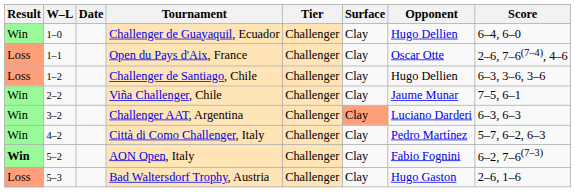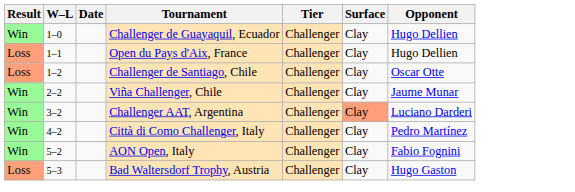- column: (523, 14)
(417, 55) Oscar Otte -> (424, 53) Hugo Dellien
(424, 76) Hugo Dellien -> (417, 72) Oscar Otte
(18, 156) bold -> (18, 151) normal
